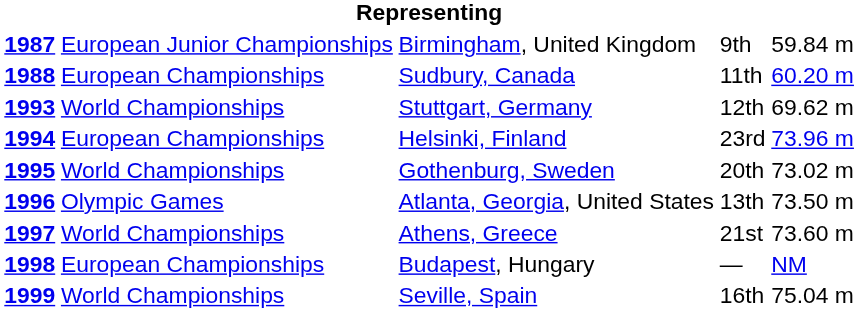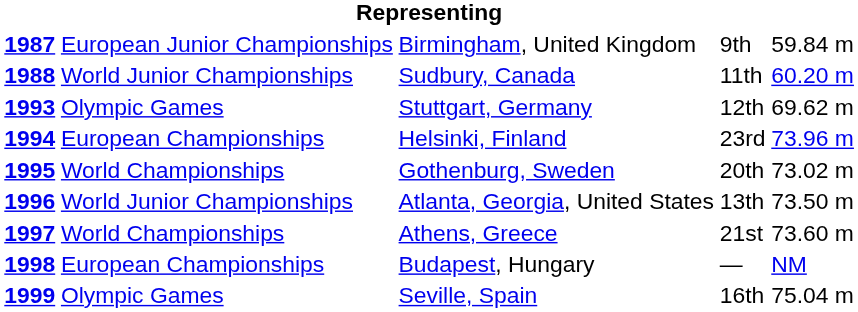(193, 75) European Championships -> (207, 75) World Junior Championships
(173, 107) World Championships -> (142, 107) Olympic Games
(142, 201) Olympic Games -> (207, 201) World Junior Championships
(173, 296) World Championships -> (142, 296) Olympic Games
